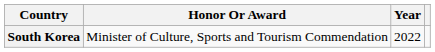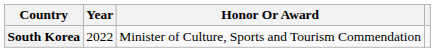columns swapped: (407, 15) <-> (237, 15)
